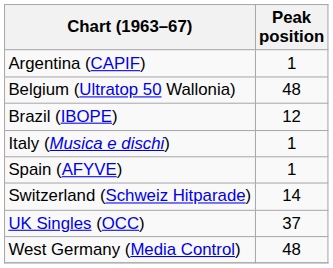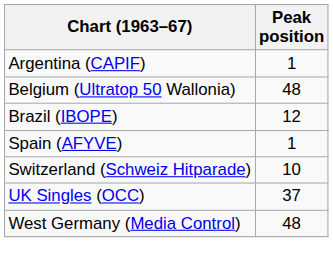- row: (89, 143)
(292, 196) 14 -> (292, 169) 10
